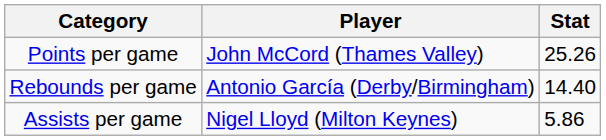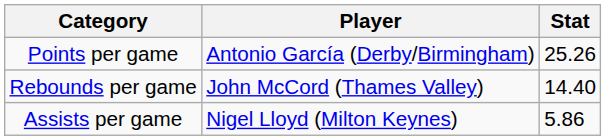(345, 54) John McCord (Thames Valley) -> (370, 54) Antonio García (Derby/Birmingham)
(370, 87) Antonio García (Derby/Birmingham) -> (345, 87) John McCord (Thames Valley)
